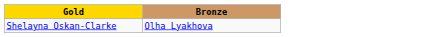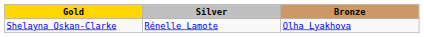+ column: (212, 11)
